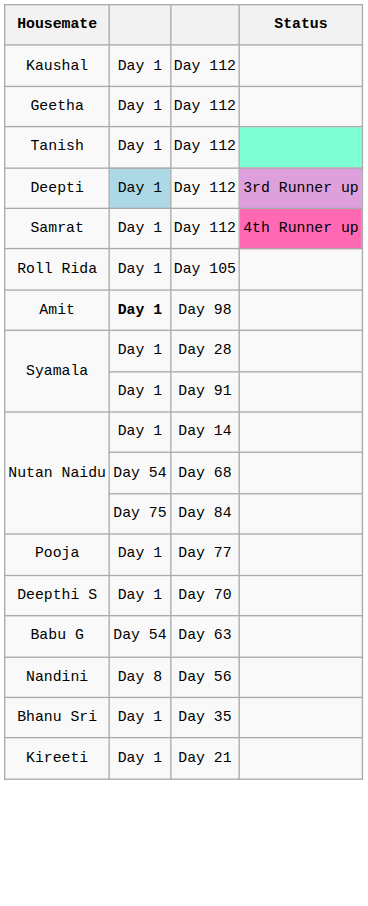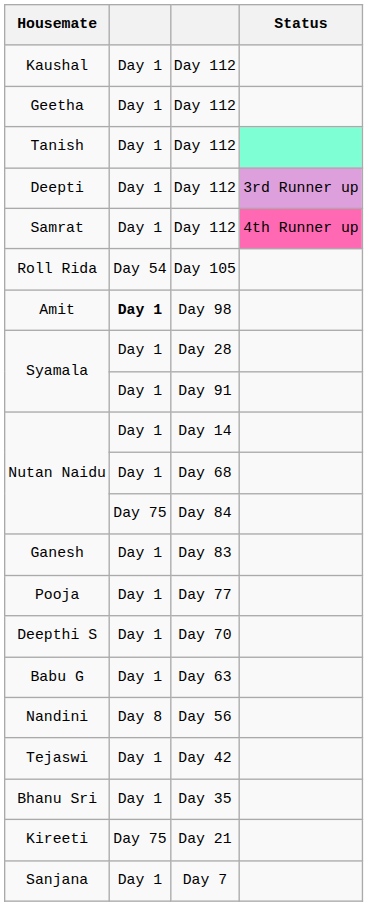(140, 187) lightblue background -> (140, 187) no background
(140, 269) Day 1 -> (140, 269) Day 54
(140, 473) Day 54 -> (140, 473) Day 1
+ row: (57, 554)
(140, 636) Day 54 -> (140, 676) Day 1
+ row: (57, 758)
(140, 758) Day 1 -> (140, 839) Day 75
+ row: (57, 880)
